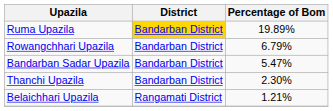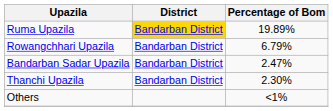(276, 64) 5.47% -> (276, 64) 2.47%
- row: (53, 98)
+ row: (23, 98)
